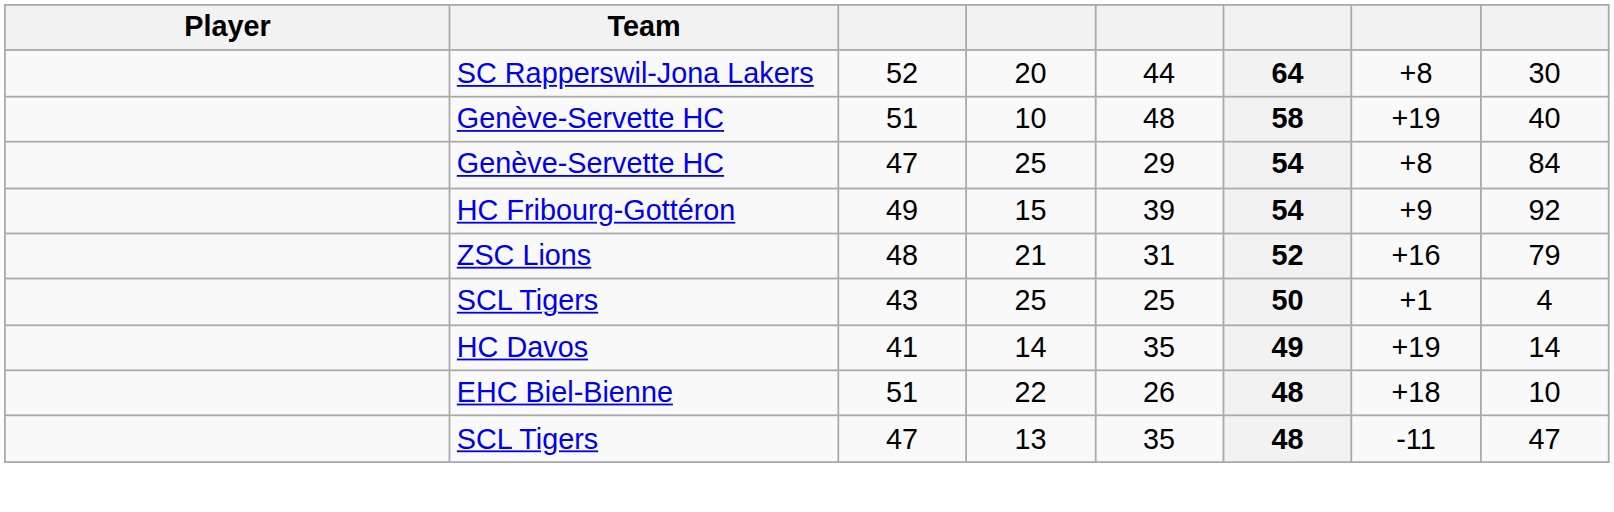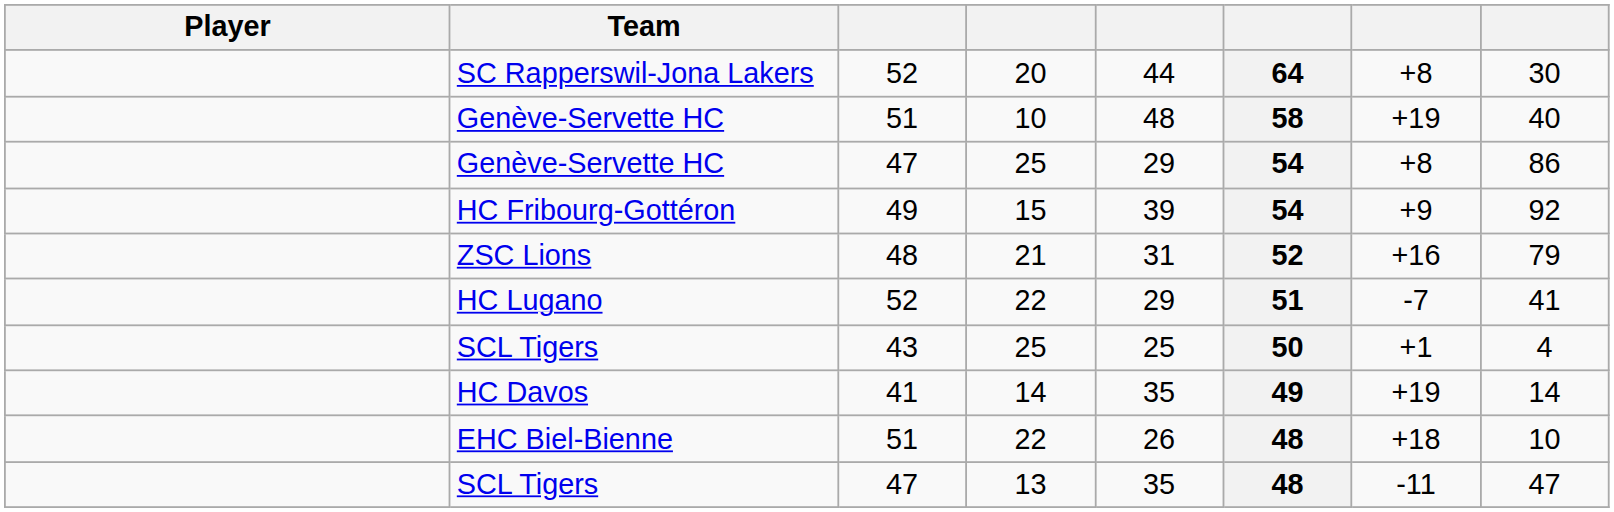(1544, 164) 84 -> (1544, 164) 86
+ row: (530, 301)
